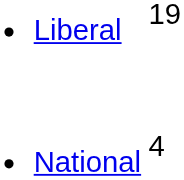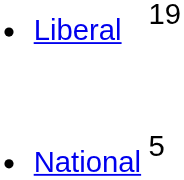(165, 146) 4 -> (165, 146) 5
